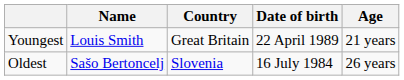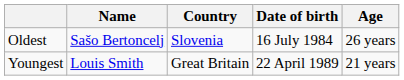rows swapped: (36, 39) <-> (27, 63)
